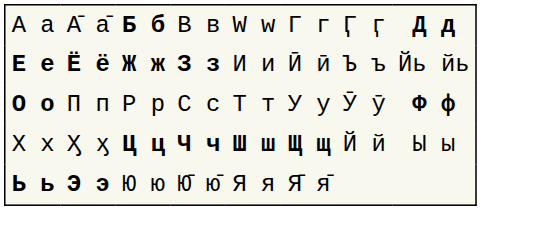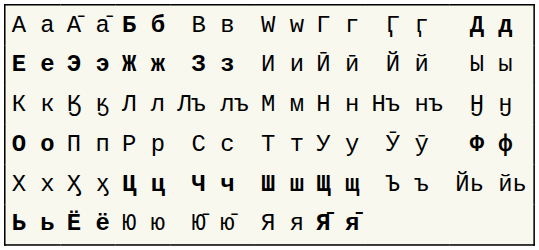(88, 65) Ё ё -> (88, 65) Э э
(364, 65) Ъ ъ -> (407, 65) Й й
(434, 65) Йь йь -> (491, 65) Ы ы
+ row: (33, 105)
(364, 145) Й й -> (407, 185) Ъ ъ
(434, 145) Ы ы -> (491, 185) Йь йь
(88, 185) Э э -> (88, 224) Ё ё
(309, 185) normal -> (338, 224) bold
